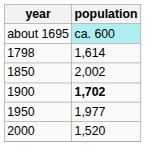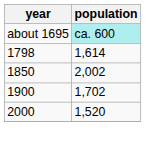(90, 92) bold -> (90, 92) normal
- row: (21, 111)
